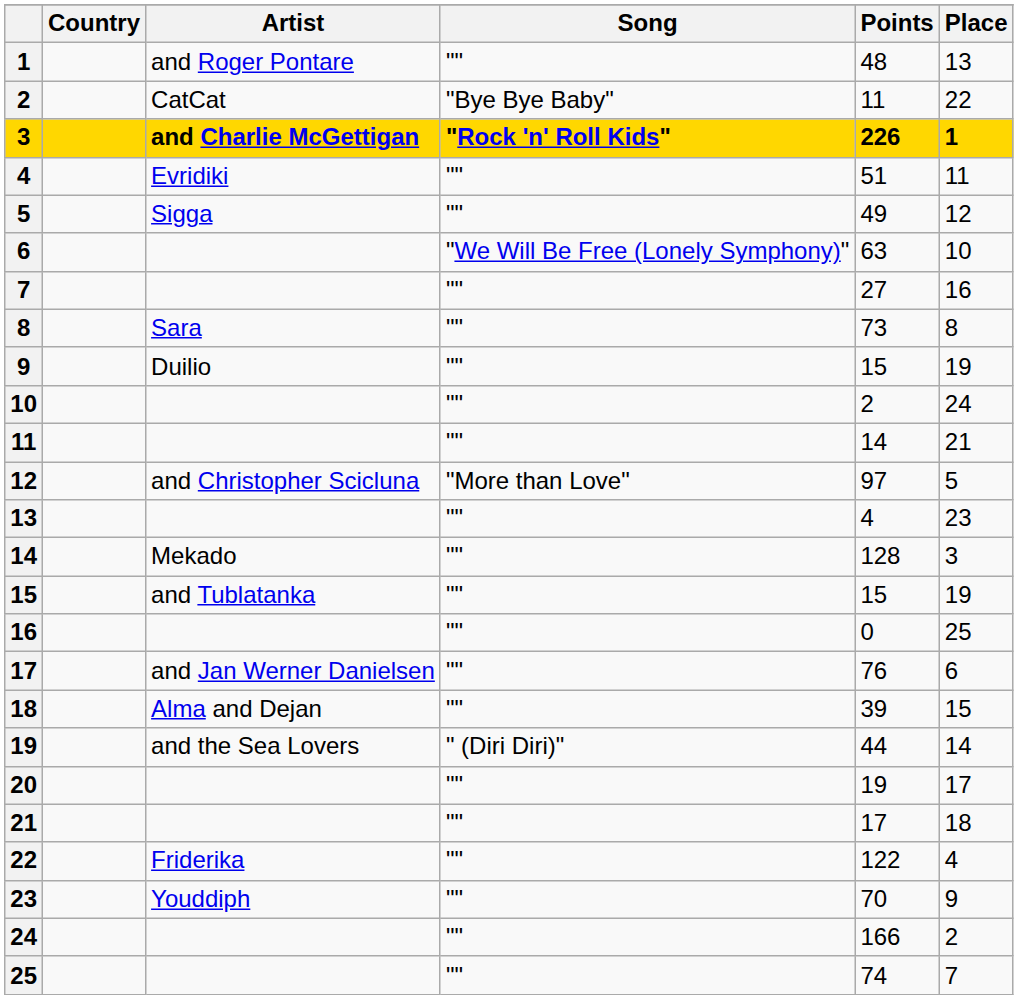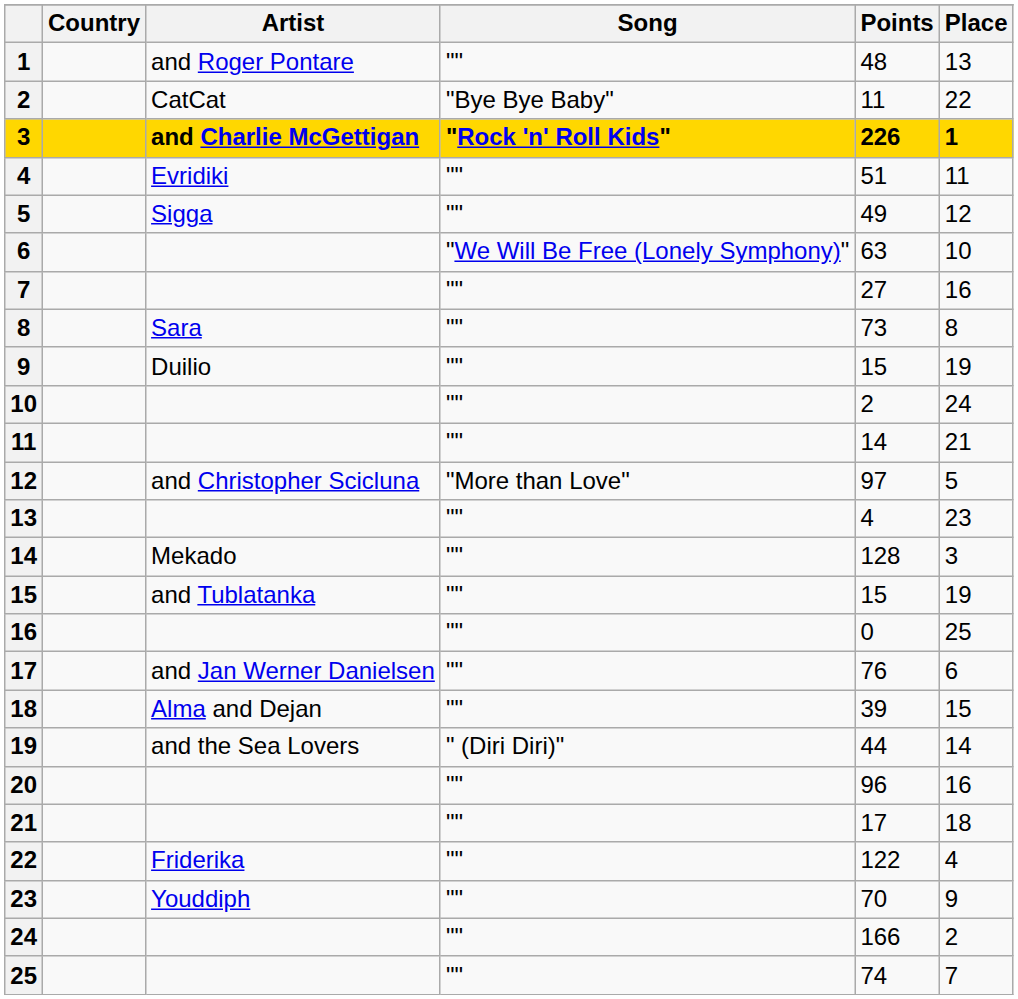(874, 784) 19 -> (874, 784) 96
(958, 784) 17 -> (958, 784) 16
